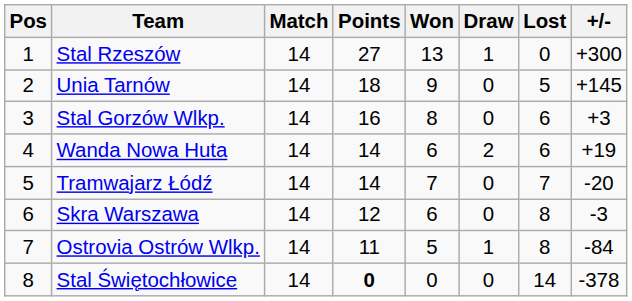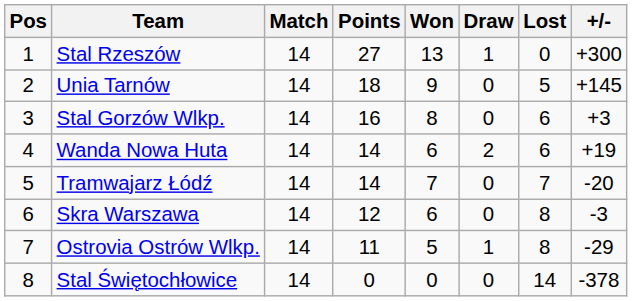(599, 247) -84 -> (599, 247) -29
(369, 280) bold -> (369, 280) normal
